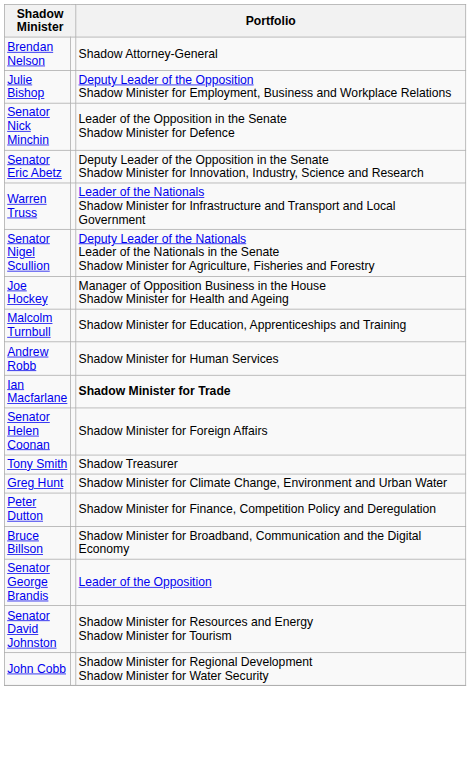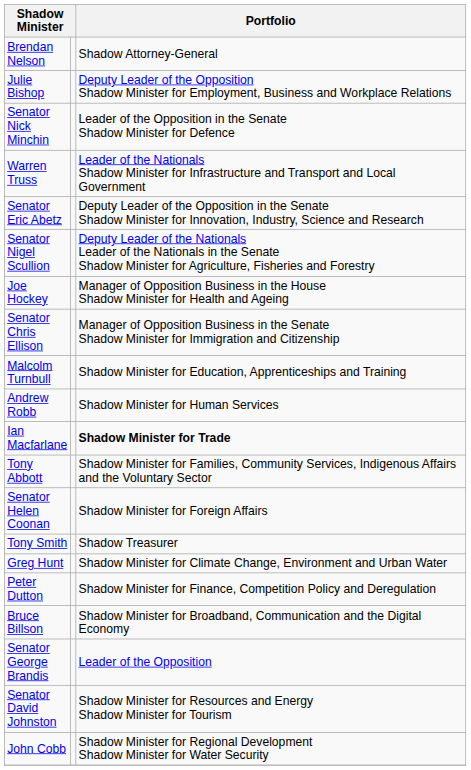rows swapped: (35, 166) <-> (27, 206)
+ row: (28, 332)
+ row: (25, 471)
